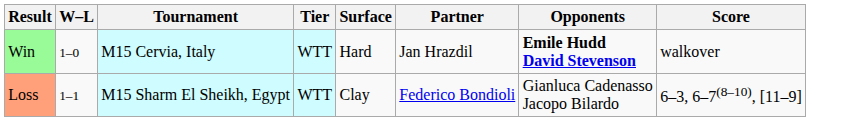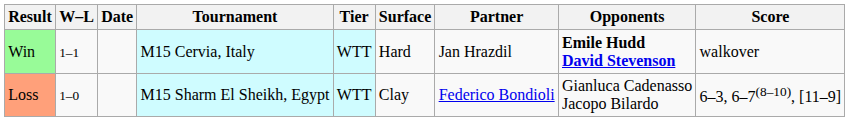+ column: (117, 17)
(69, 52) 1–0 -> (69, 52) 1–1
(69, 95) 1–1 -> (69, 95) 1–0
